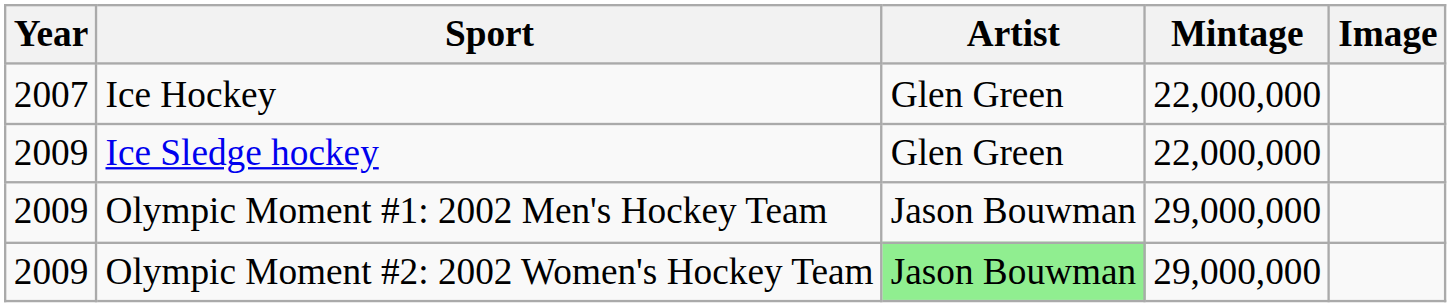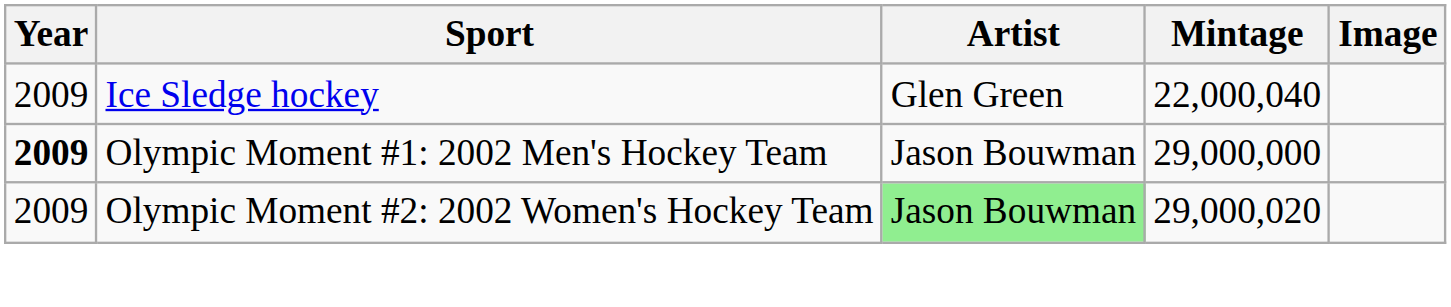- row: (191, 93)
(1237, 152) 22,000,000 -> (1237, 93) 22,000,040
(51, 211) normal -> (51, 152) bold
(1237, 270) 29,000,000 -> (1237, 211) 29,000,020
